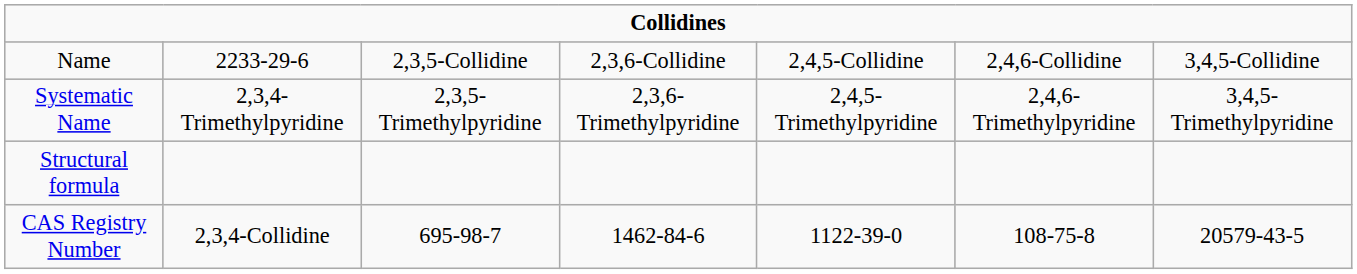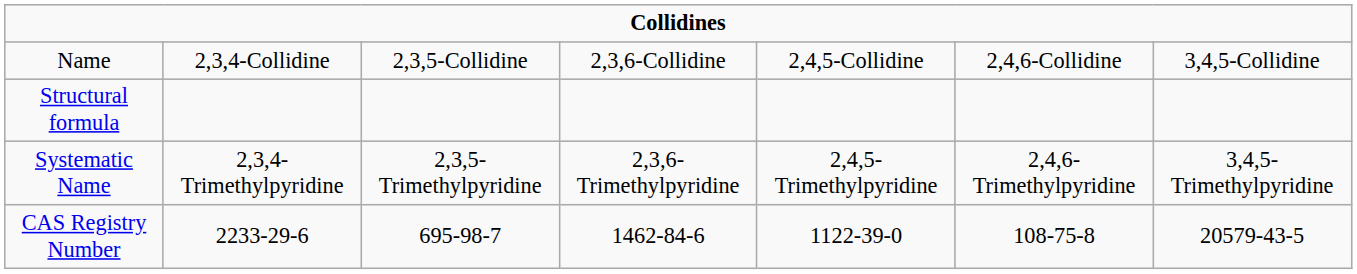(262, 60) 2233-29-6 -> (262, 60) 2,3,4-Collidine
rows swapped: (84, 110) <-> (84, 173)
(262, 236) 2,3,4-Collidine -> (262, 236) 2233-29-6
